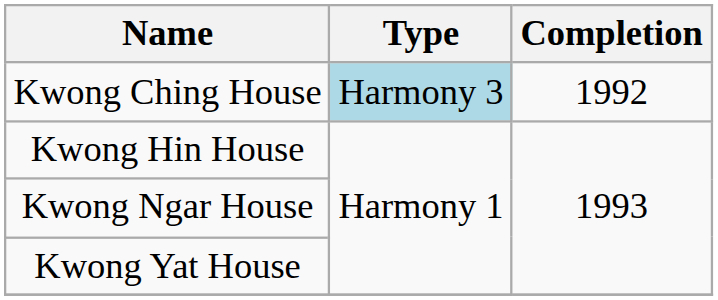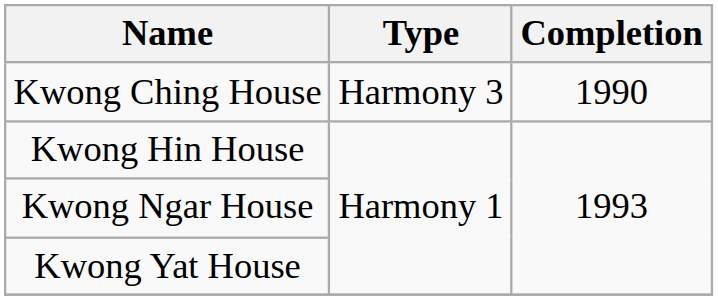(421, 91) lightblue background -> (421, 91) no background
(612, 91) 1992 -> (612, 91) 1990
